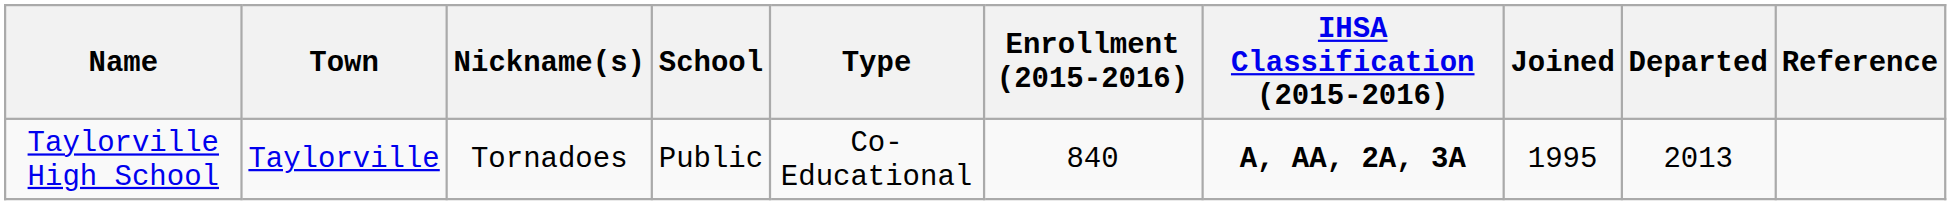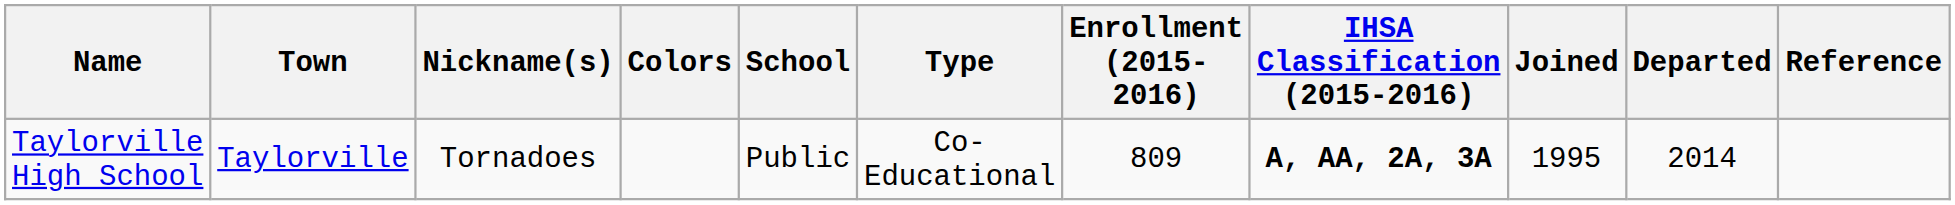+ column: (680, 62)
(1092, 160) 840 -> (1156, 160) 809
(1698, 160) 2013 -> (1702, 160) 2014
